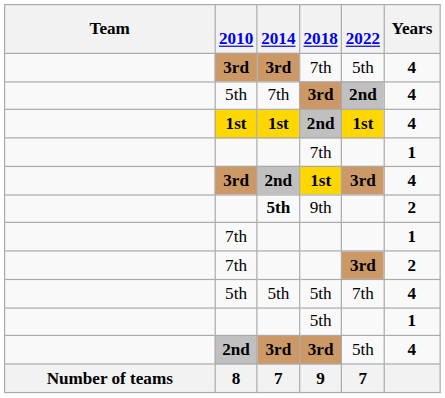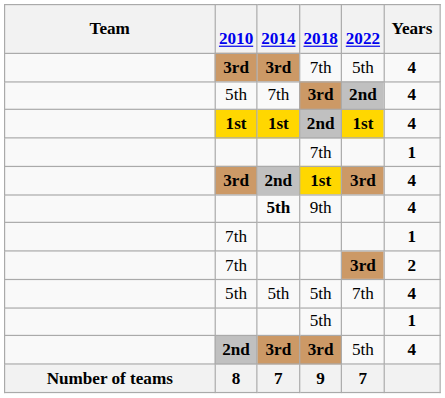(412, 208) 2 -> (412, 208) 4
